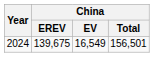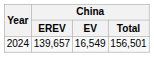(52, 44) 139,675 -> (52, 44) 139,657
